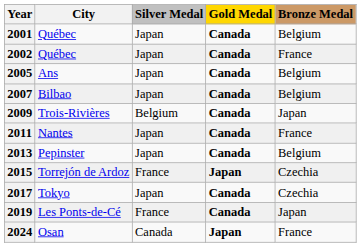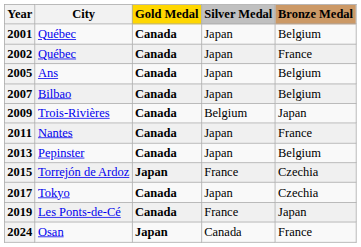columns swapped: (241, 14) <-> (169, 14)
